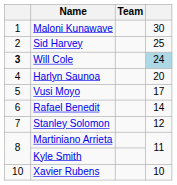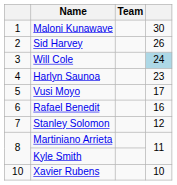(159, 44) 25 -> (159, 44) 26
(18, 60) bold -> (18, 60) normal
(159, 76) 20 -> (159, 76) 23
(159, 108) 14 -> (159, 108) 16
